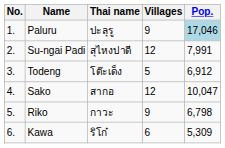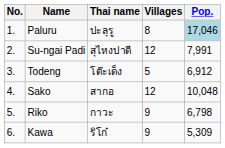(147, 30) 9 -> (147, 30) 8
(202, 91) 10,047 -> (202, 91) 10,048
(147, 132) 6 -> (147, 132) 9
